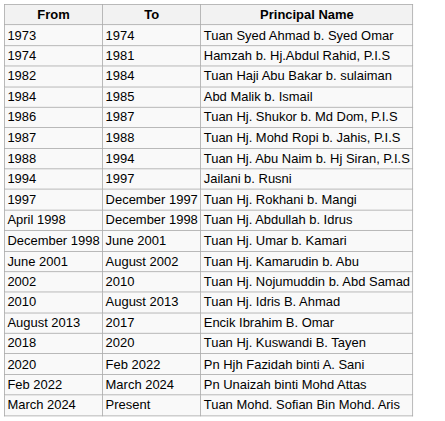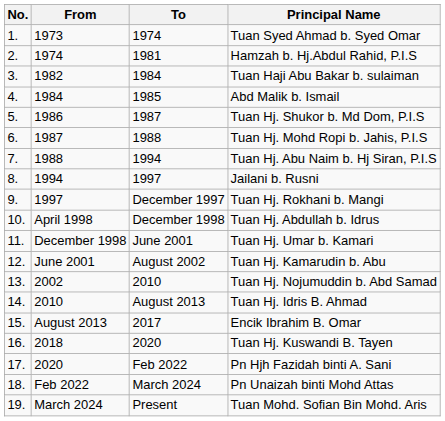+ column: (18, 14)
